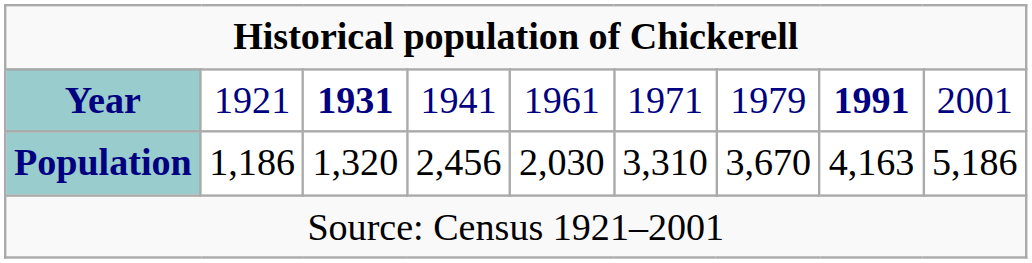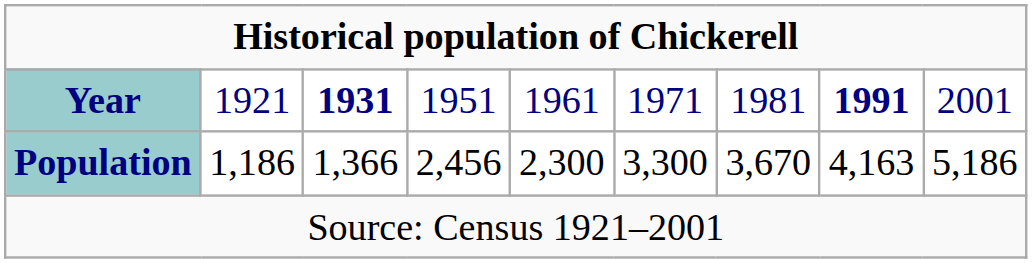(459, 100) 1941 -> (459, 100) 1951
(768, 100) 1979 -> (768, 100) 1981
(355, 163) 1,320 -> (355, 163) 1,366
(562, 163) 2,030 -> (562, 163) 2,300
(665, 163) 3,310 -> (665, 163) 3,300
